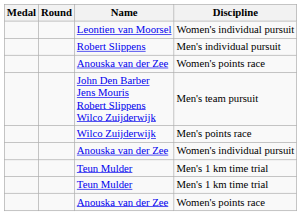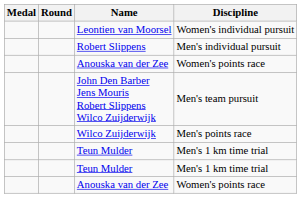- row: (123, 151)
